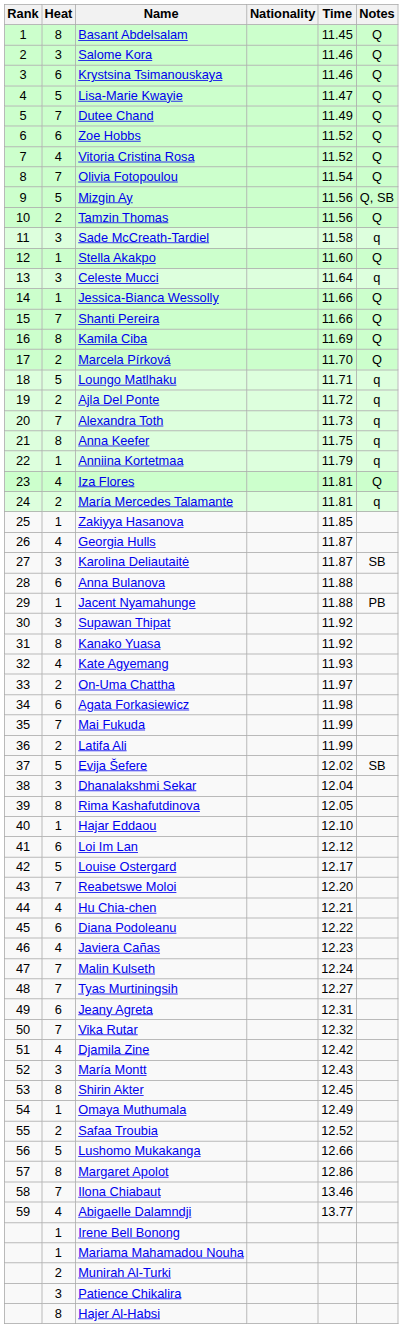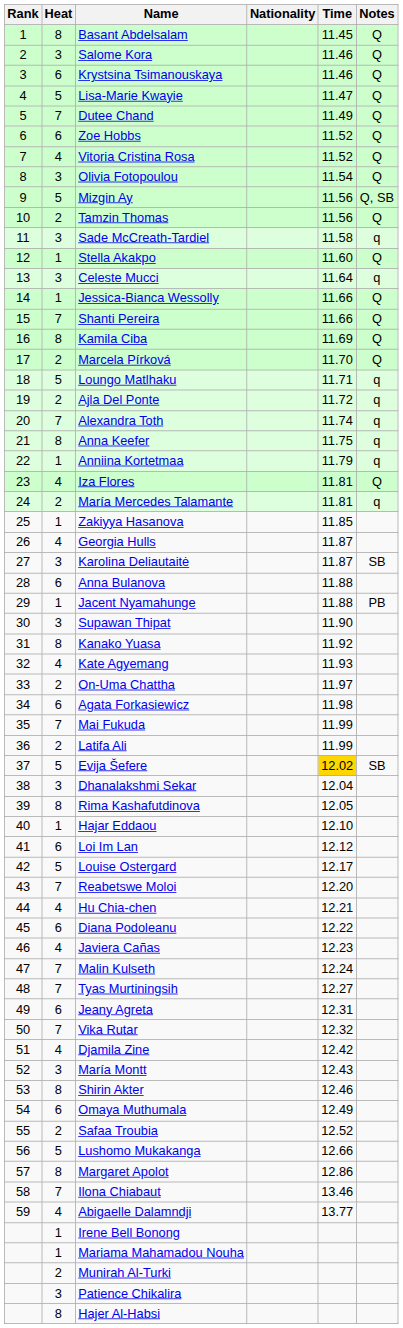(58, 177) 7 -> (58, 177) 3
(337, 420) 11.73 -> (337, 420) 11.74
(337, 623) 11.92 -> (337, 623) 11.90
(337, 765) no background -> (337, 765) gold background
(337, 1090) 12.45 -> (337, 1090) 12.46
(58, 1110) 1 -> (58, 1110) 6
